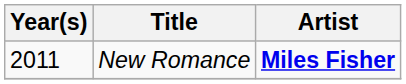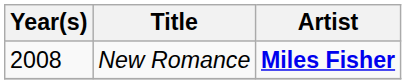(35, 59) 2011 -> (36, 59) 2008
